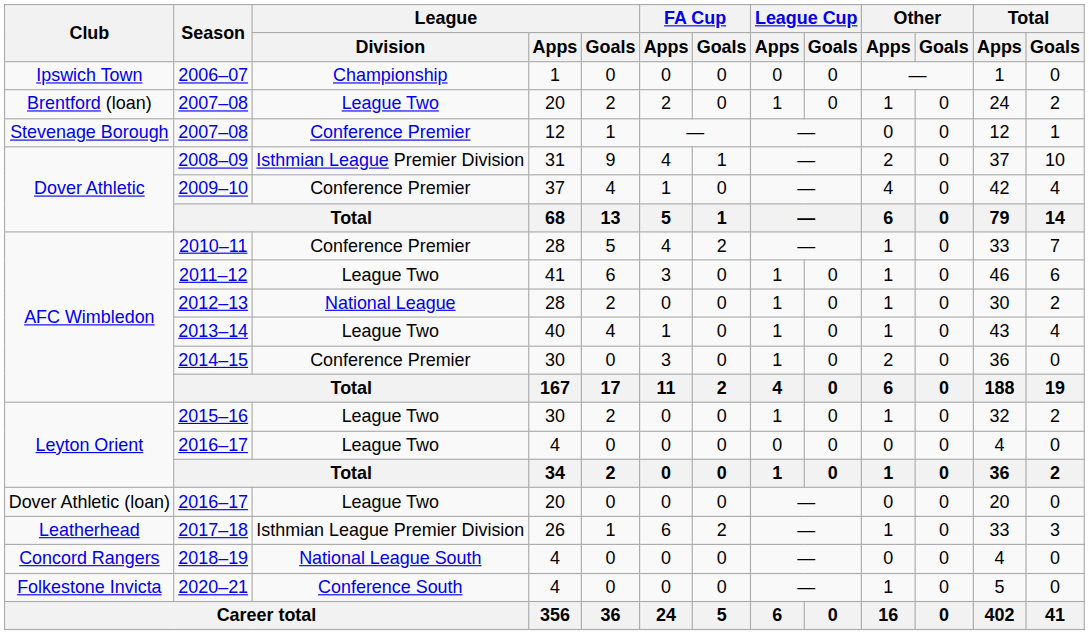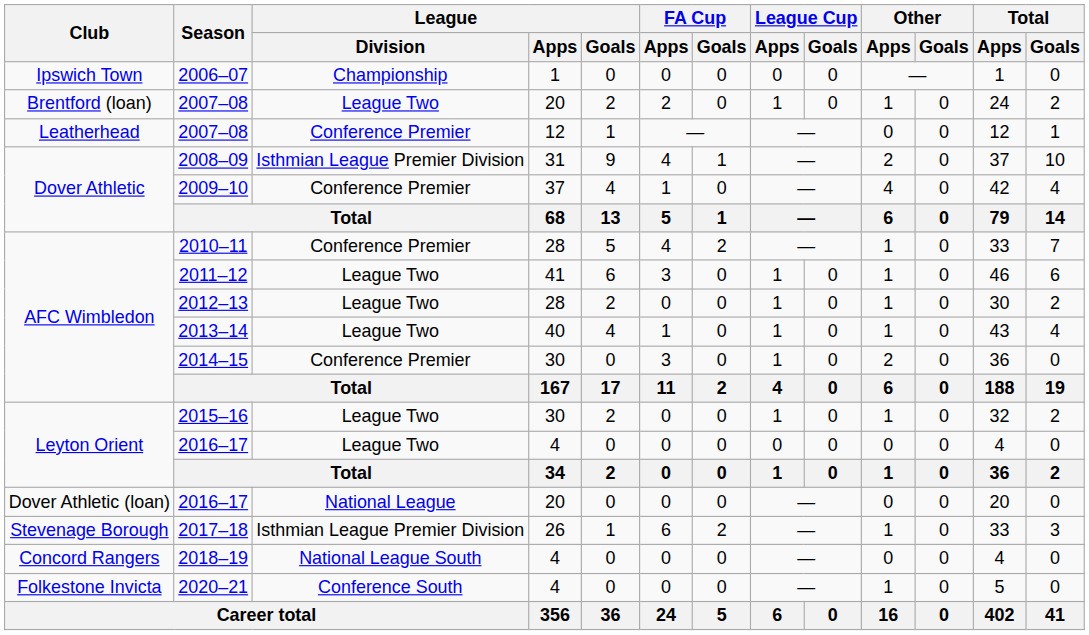(89, 132) Stevenage Borough -> (89, 132) Leatherhead
(390, 302) National League -> (390, 302) League Two
(390, 501) League Two -> (390, 501) National League
(89, 530) Leatherhead -> (89, 530) Stevenage Borough
